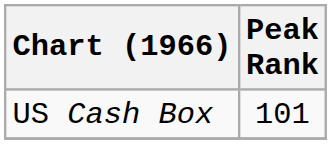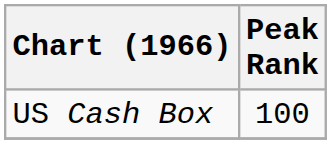(282, 115) 101 -> (282, 115) 100
